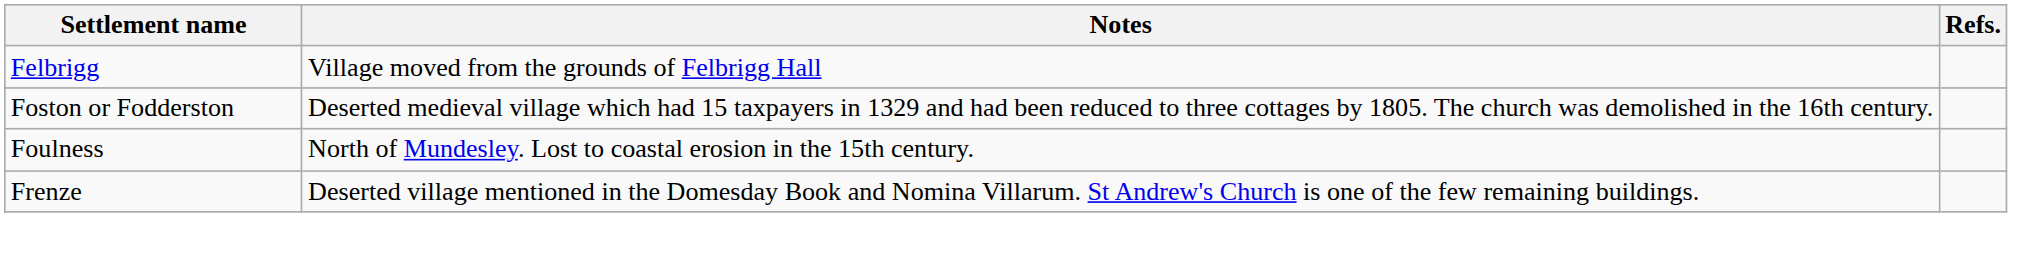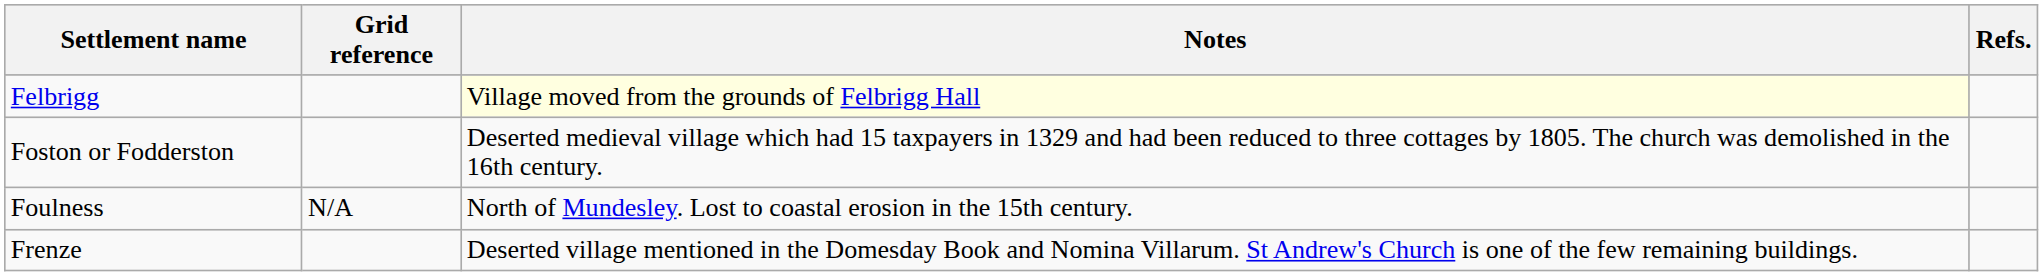+ column: (381, 39)
(565, 66) no background -> (724, 95) lightyellow background
